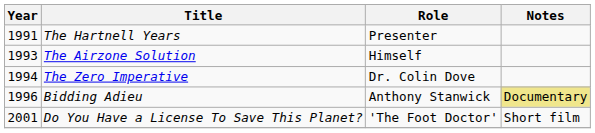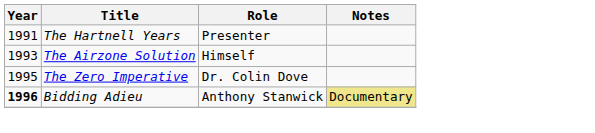(23, 76) 1994 -> (23, 76) 1995
(23, 97) normal -> (23, 97) bold
- row: (203, 118)
